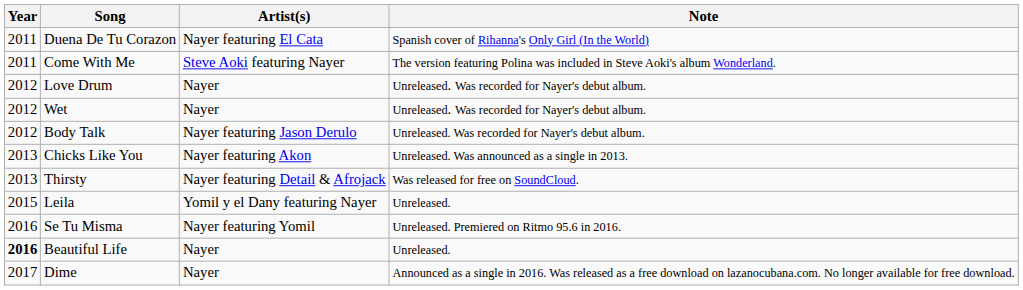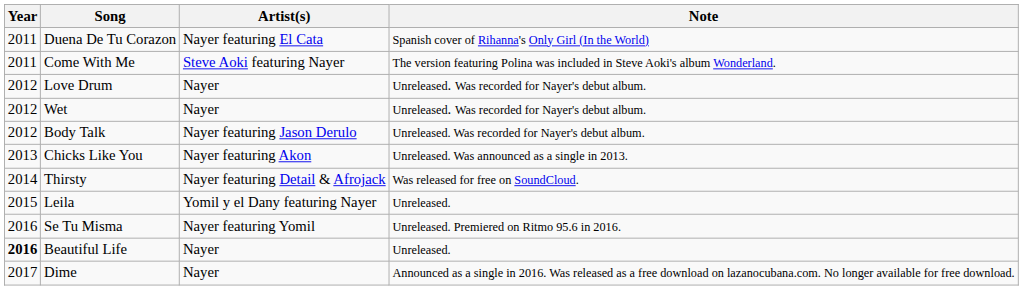(23, 179) 2013 -> (23, 179) 2014
